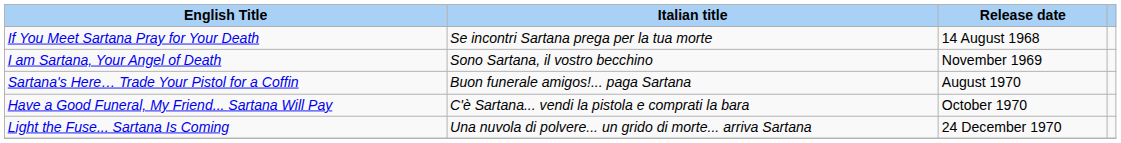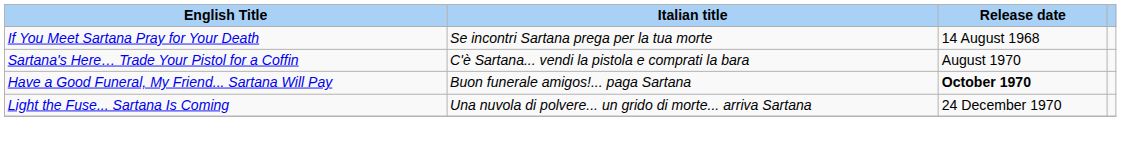- row: (115, 60)
(571, 82) Buon funerale amigos!... paga Sartana -> (600, 60) C'è Sartana... vendi la pistola e comprati la bara
(600, 104) C'è Sartana... vendi la pistola e comprati la bara -> (571, 82) Buon funerale amigos!... paga Sartana
(984, 104) normal -> (986, 82) bold
